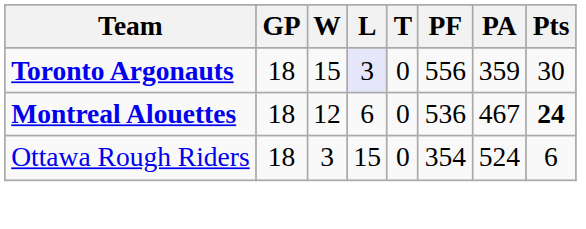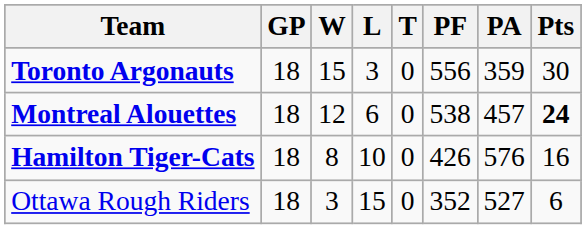(367, 69) lavender background -> (372, 69) no background
(445, 113) 536 -> (450, 113) 538
(499, 113) 467 -> (504, 113) 457
+ row: (133, 157)
(445, 157) 354 -> (450, 200) 352
(499, 157) 524 -> (504, 200) 527
